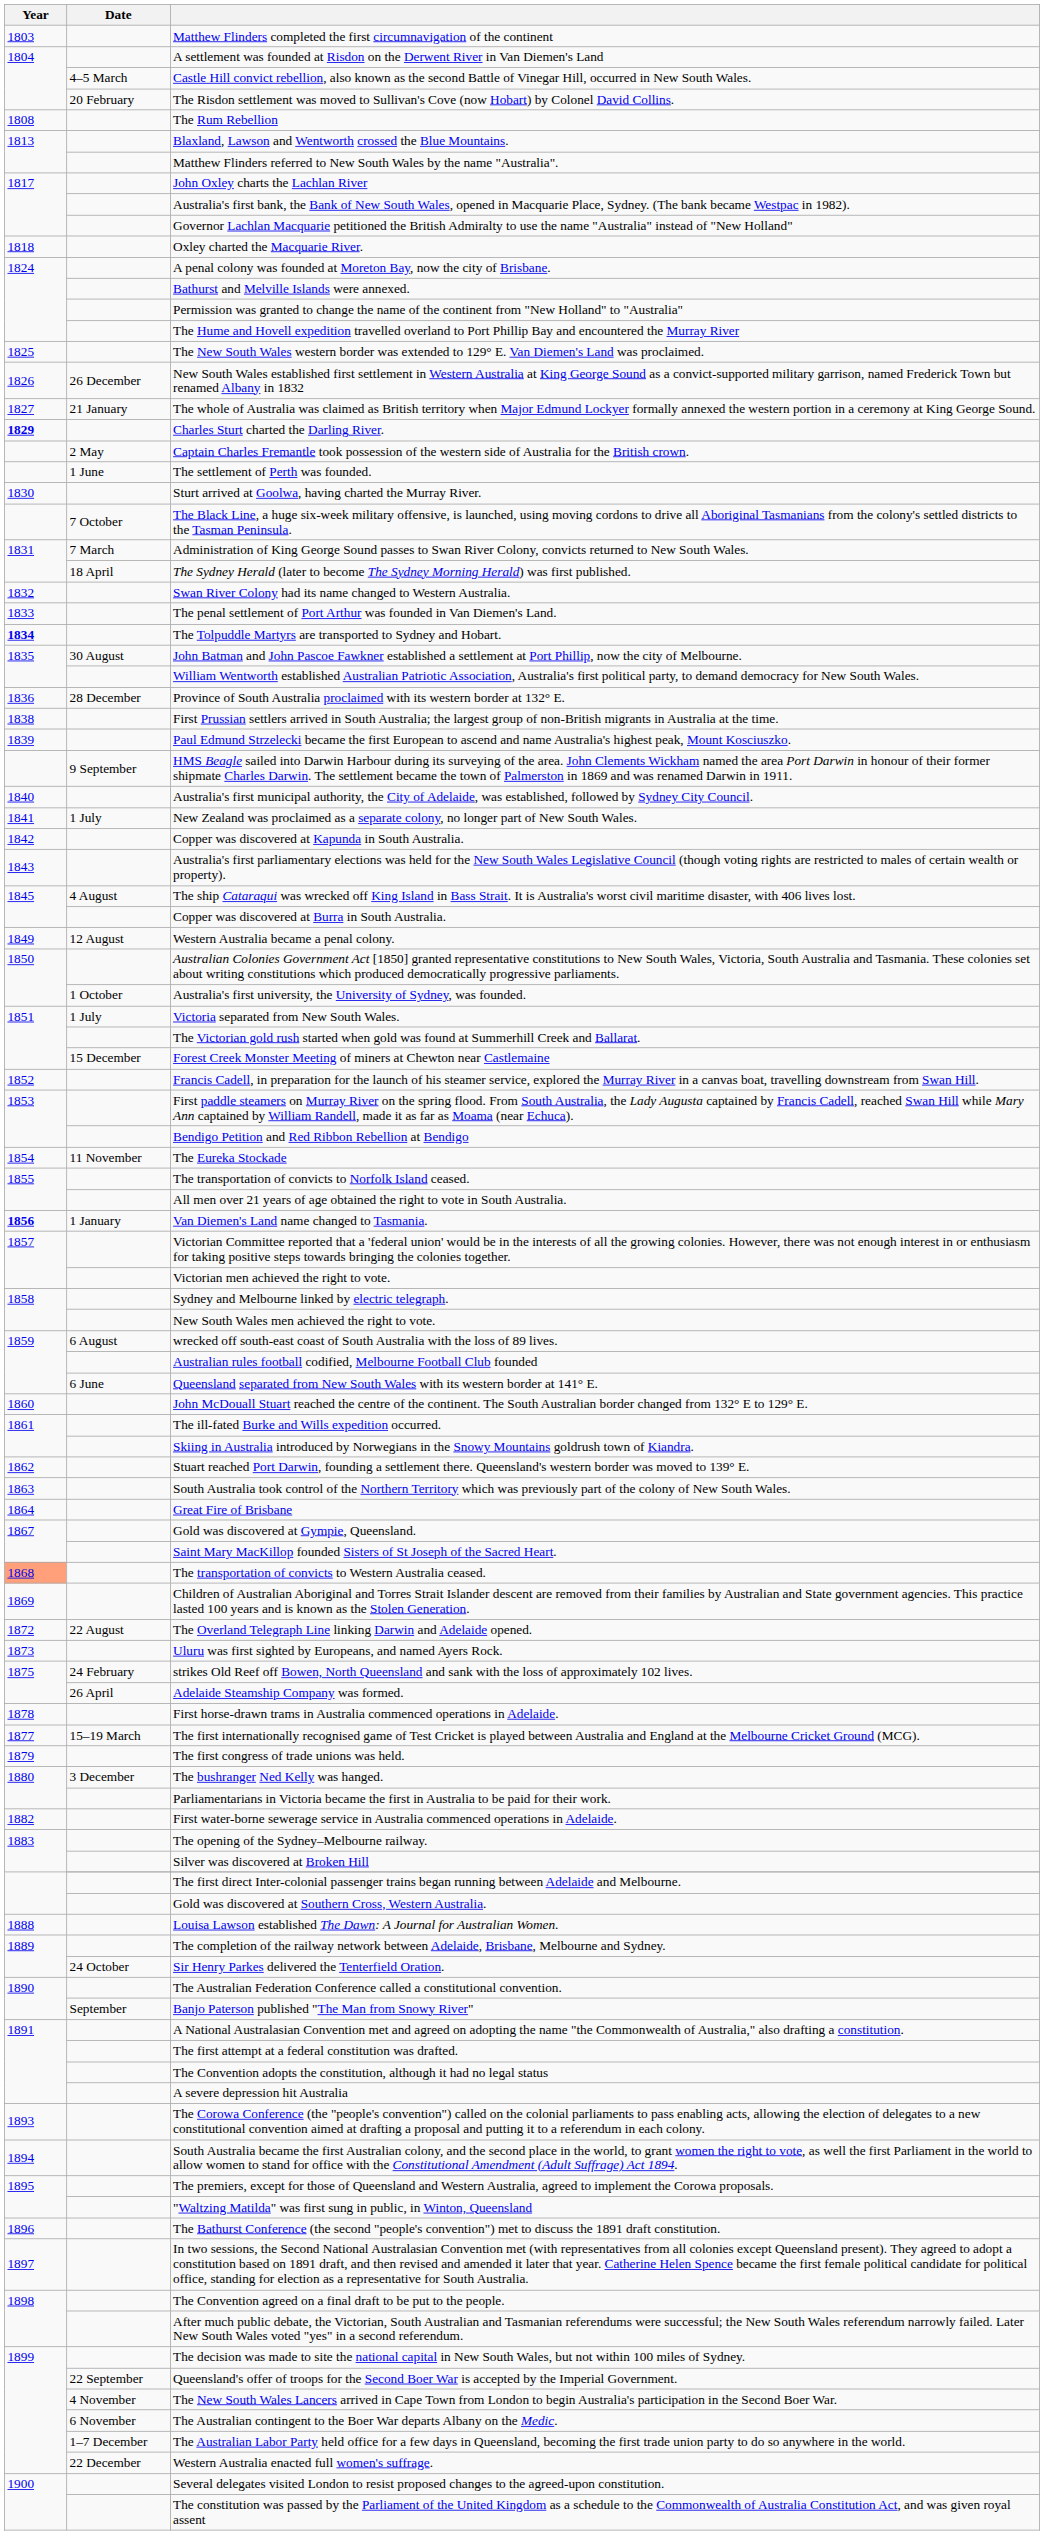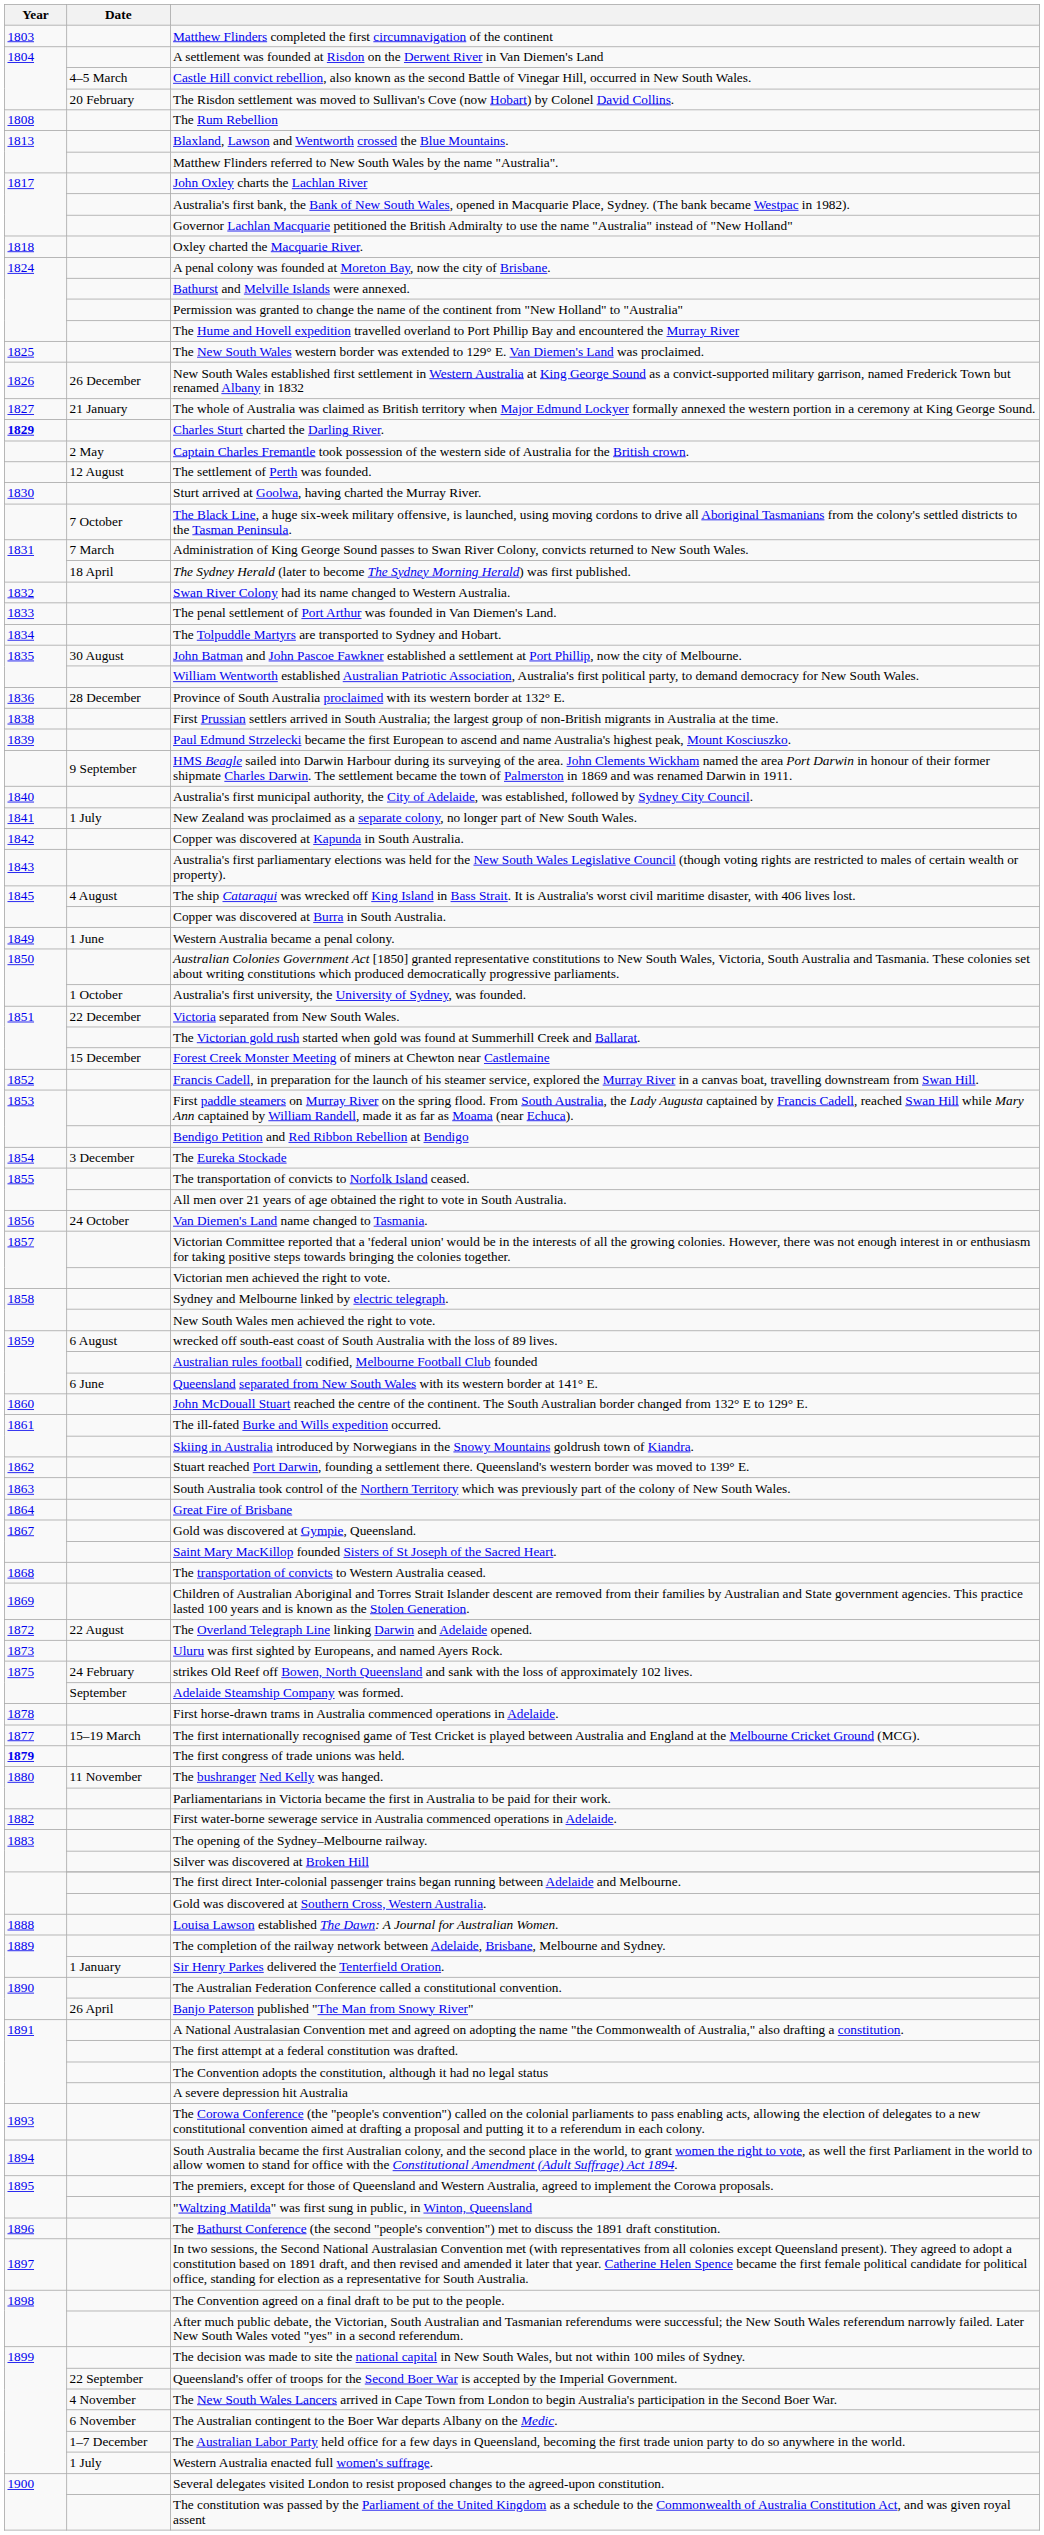(87, 472) 1 June -> (97, 472) 12 August
(21, 634) bold -> (21, 634) normal
(97, 938) 12 August -> (87, 938) 1 June
(86, 1016) 1 July -> (105, 1016) 22 December
(106, 1157) 11 November -> (102, 1157) 3 December
(21, 1220) bold -> (21, 1220) normal
(95, 1220) 1 January -> (99, 1220) 24 October
(21, 1572) lightsalmon background -> (21, 1572) no background
(92, 1693) 26 April -> (98, 1693) September
(21, 1756) normal -> (21, 1756) bold
(102, 1777) 3 December -> (106, 1777) 11 November
(99, 1966) 24 October -> (95, 1966) 1 January
(98, 2009) September -> (92, 2009) 26 April
(105, 2462) 22 December -> (86, 2462) 1 July
